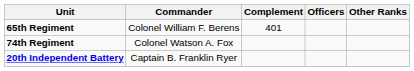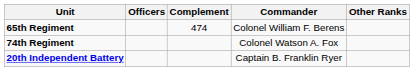columns swapped: (184, 12) <-> (326, 12)
(273, 27) 401 -> (199, 27) 474
